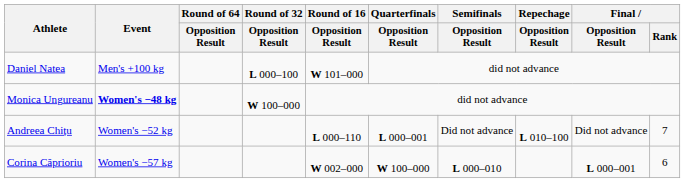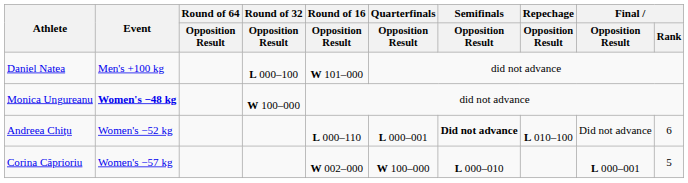(477, 131) normal -> (479, 131) bold
(665, 131) 7 -> (669, 131) 6
(665, 162) 6 -> (669, 162) 5
